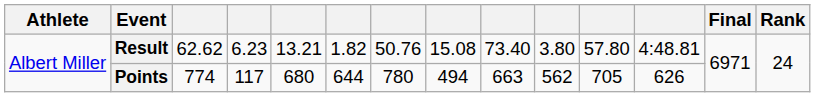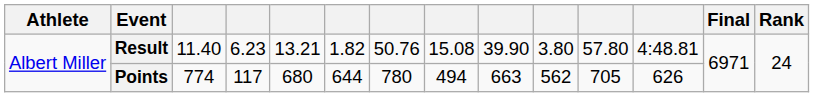(200, 49) 62.62 -> (199, 49) 11.40
(508, 49) 73.40 -> (506, 49) 39.90
